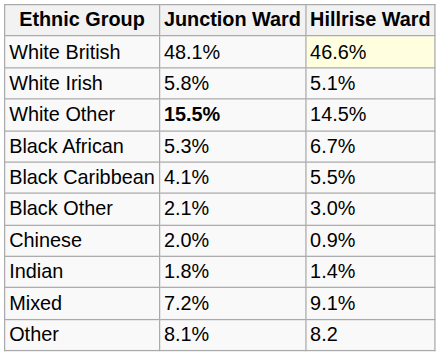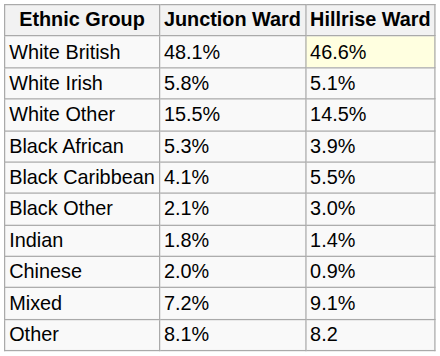(192, 114) bold -> (192, 114) normal
(333, 146) 6.7% -> (333, 146) 3.9%
rows swapped: (36, 271) <-> (46, 240)
